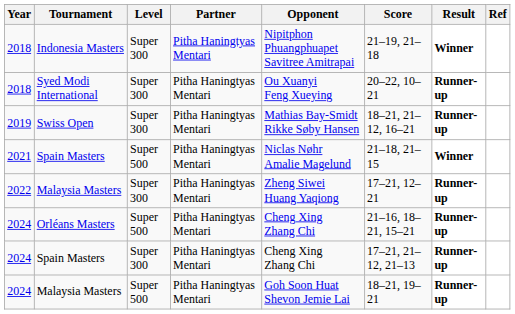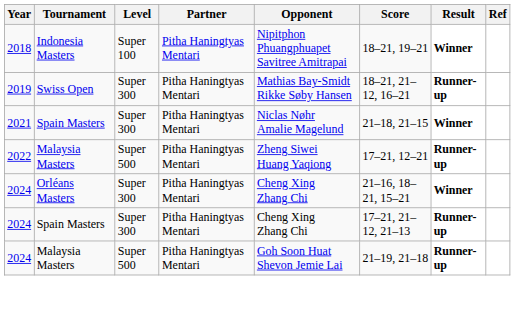(144, 48) Super 300 -> (132, 48) Super 100
(394, 48) 21–19, 21–18 -> (395, 48) 18–21, 19–21
- row: (19, 89)
(144, 157) Super 500 -> (132, 123) Super 300
(144, 190) Super 300 -> (132, 157) Super 500
(144, 224) Super 500 -> (132, 190) Super 300
(456, 224) Runner-up -> (453, 190) Winner
(394, 292) 18–21, 19–21 -> (395, 258) 21–19, 21–18
